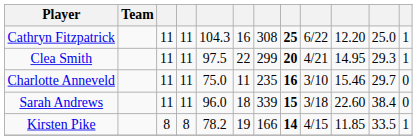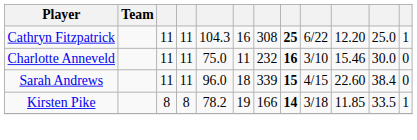- row: (61, 59)
(267, 80) 235 -> (267, 59) 232
(384, 80) 29.7 -> (384, 59) 30.0
(316, 102) 3/18 -> (316, 80) 4/15
(316, 124) 4/15 -> (316, 102) 3/18
